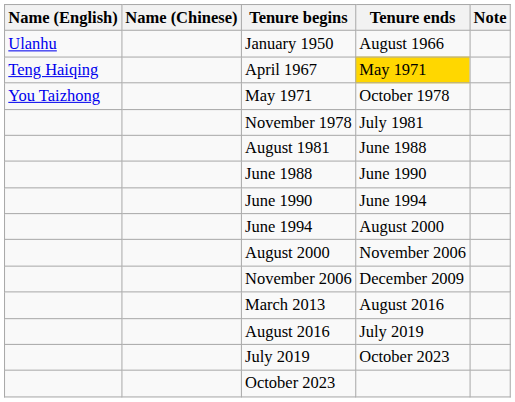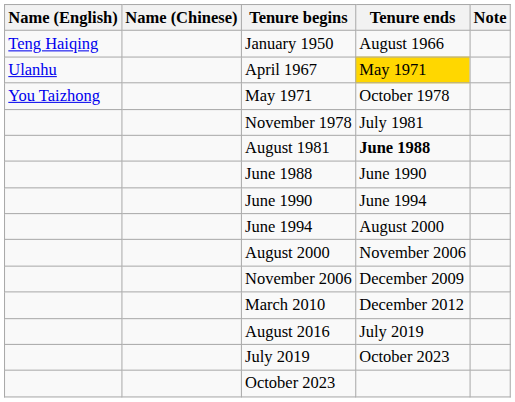(33, 43) Ulanhu -> (53, 43) Teng Haiqing
(53, 69) Teng Haiqing -> (33, 69) Ulanhu
(393, 148) normal -> (395, 148) bold
+ row: (285, 305)
- row: (285, 305)
